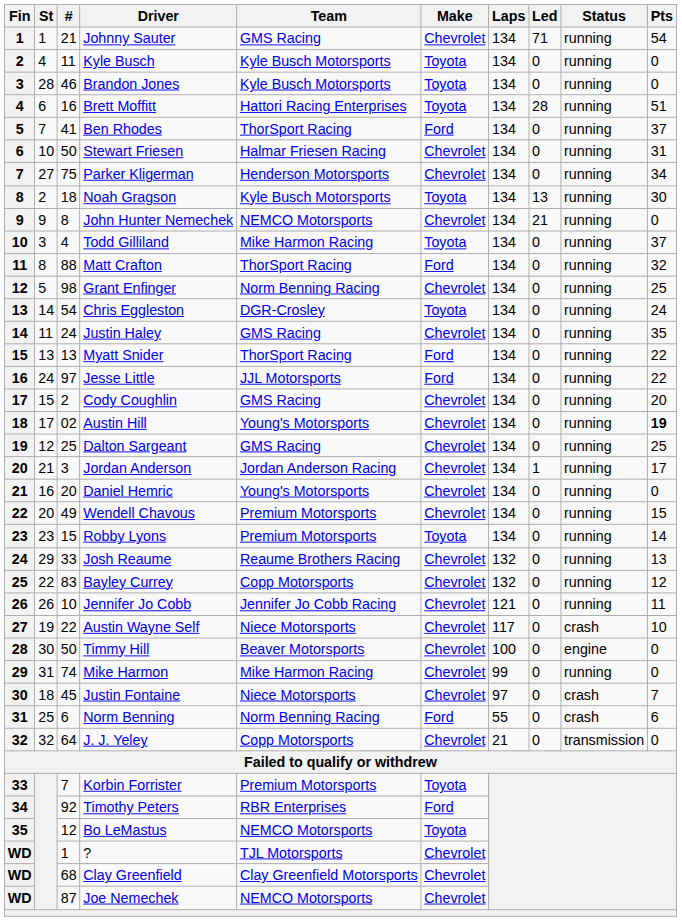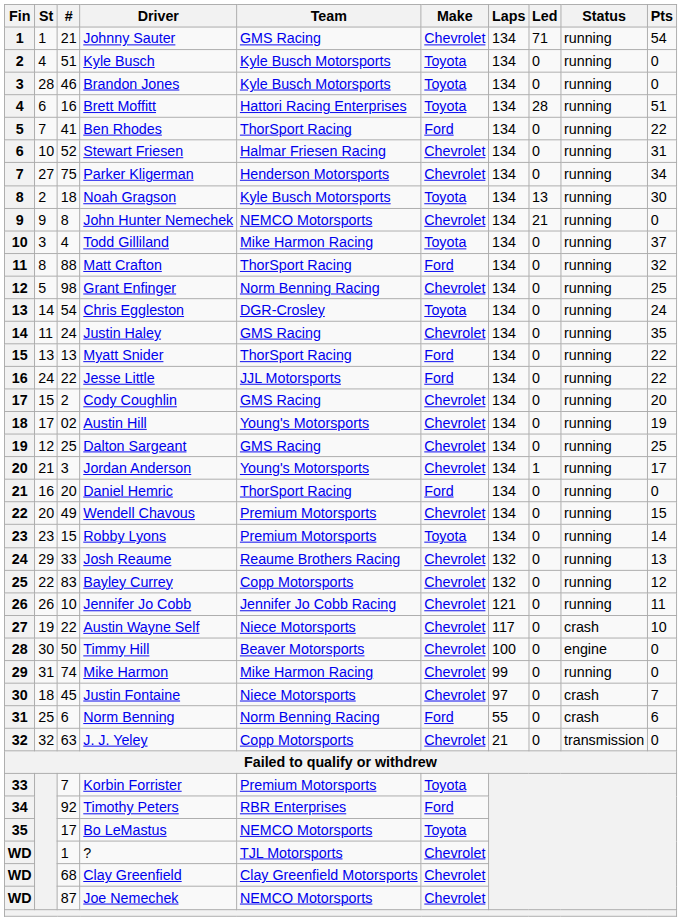(68, 61) 11 -> (69, 61) 51
(659, 129) 37 -> (659, 129) 22
(69, 152) 50 -> (69, 152) 52
(69, 378) 97 -> (69, 378) 22
(659, 423) bold -> (659, 423) normal
(318, 468) Jordan Anderson Racing -> (304, 468) Young's Motorsports
(304, 491) Young's Motorsports -> (296, 491) ThorSport Racing
(455, 491) Chevrolet -> (439, 491) Ford
(69, 740) 64 -> (69, 740) 63
(69, 830) 12 -> (69, 830) 17
